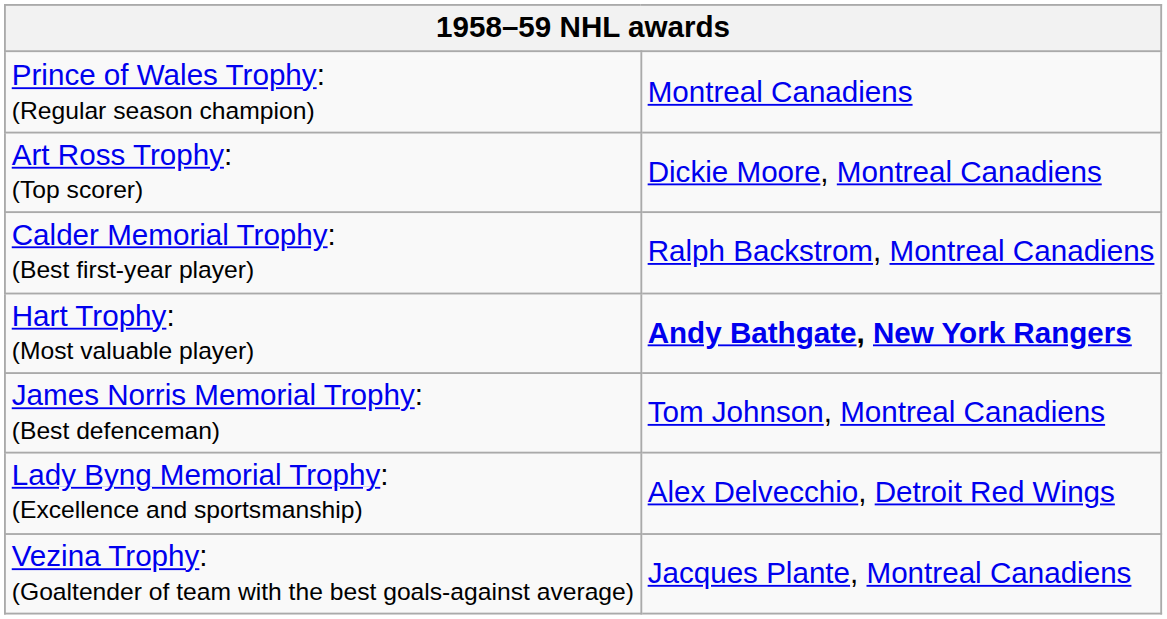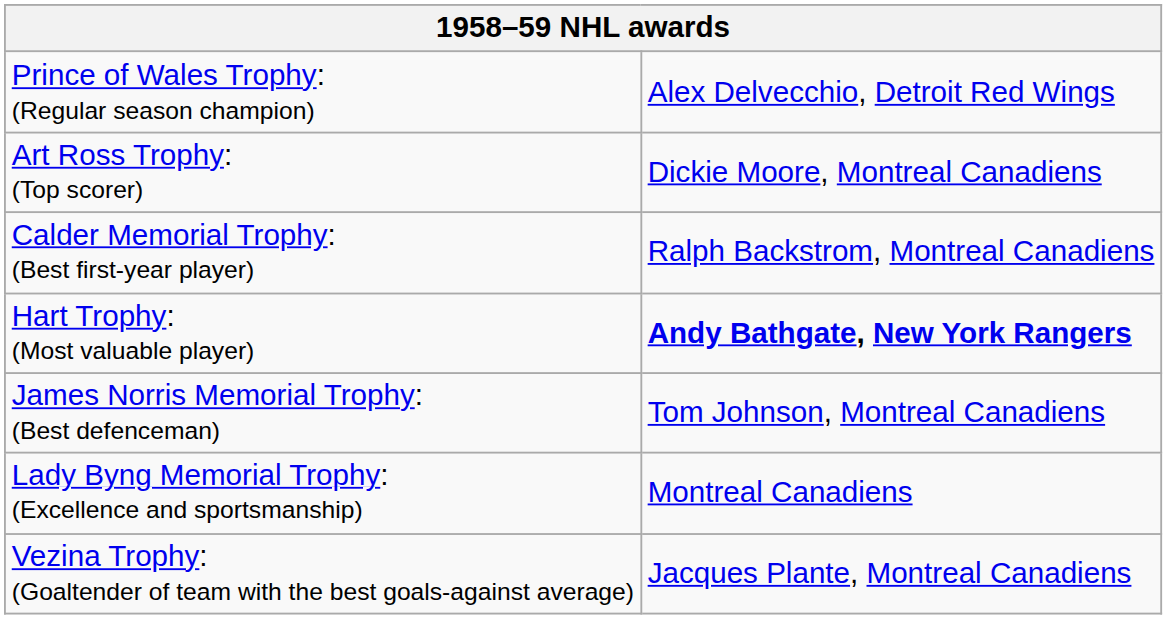(780, 91) Montreal Canadiens -> (881, 91) Alex Delvecchio, Detroit Red Wings
(881, 492) Alex Delvecchio, Detroit Red Wings -> (780, 492) Montreal Canadiens
